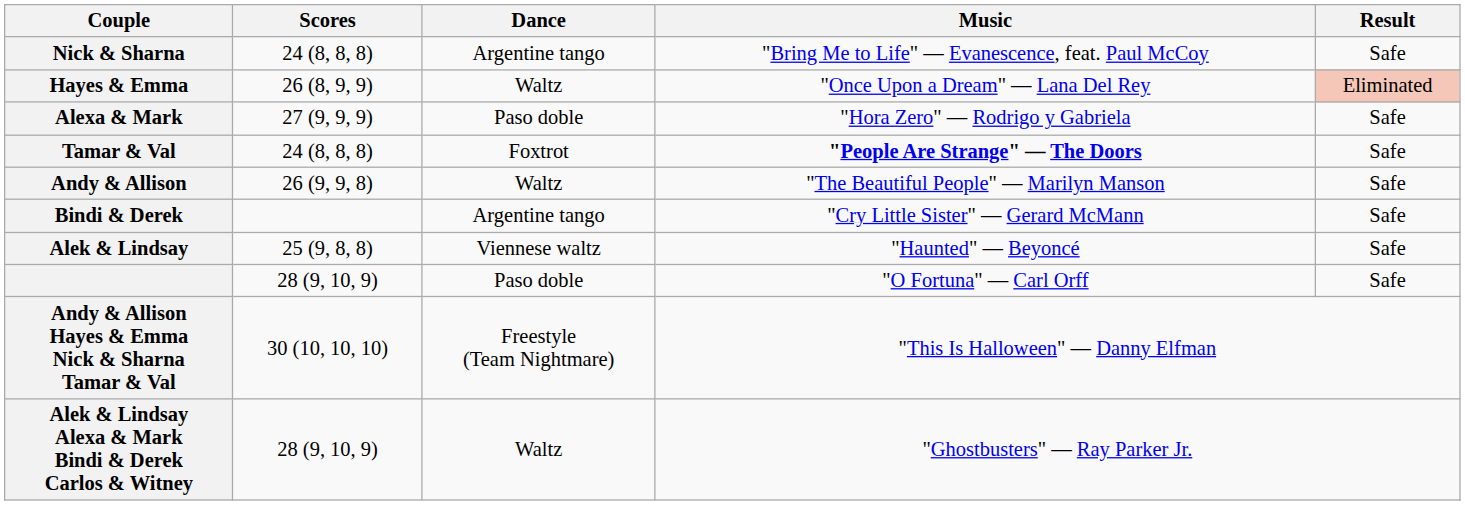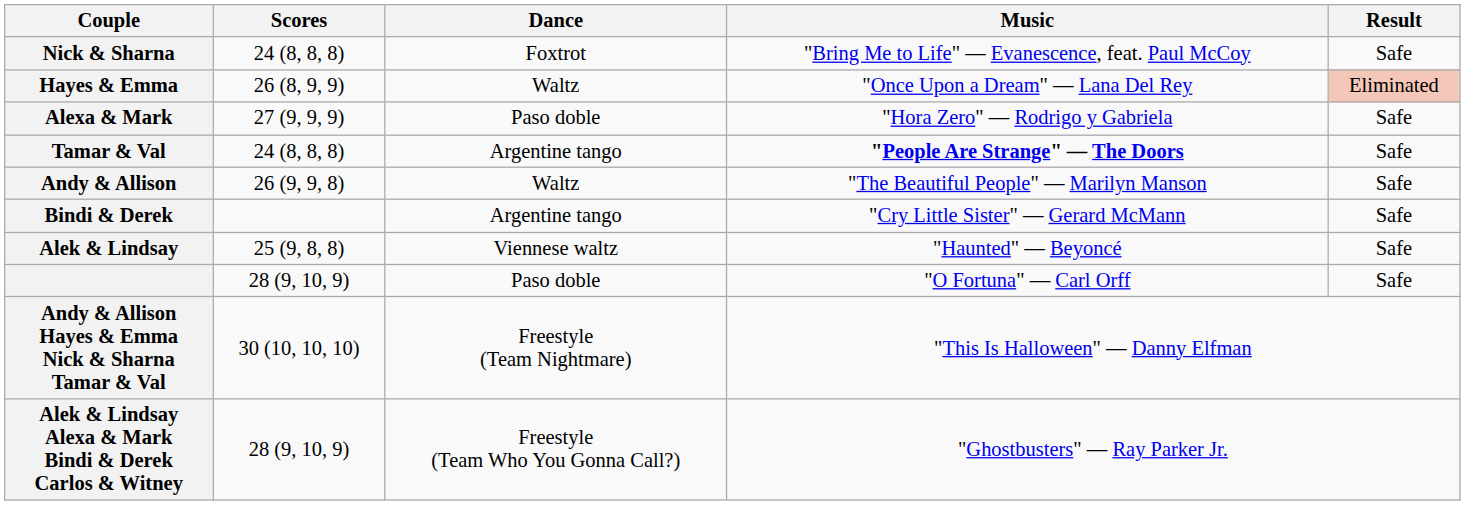(539, 53) Argentine tango -> (556, 53) Foxtrot
(539, 150) Foxtrot -> (556, 150) Argentine tango
(539, 449) Waltz -> (556, 449) Freestyle (Team Who You Gonna Call?)
